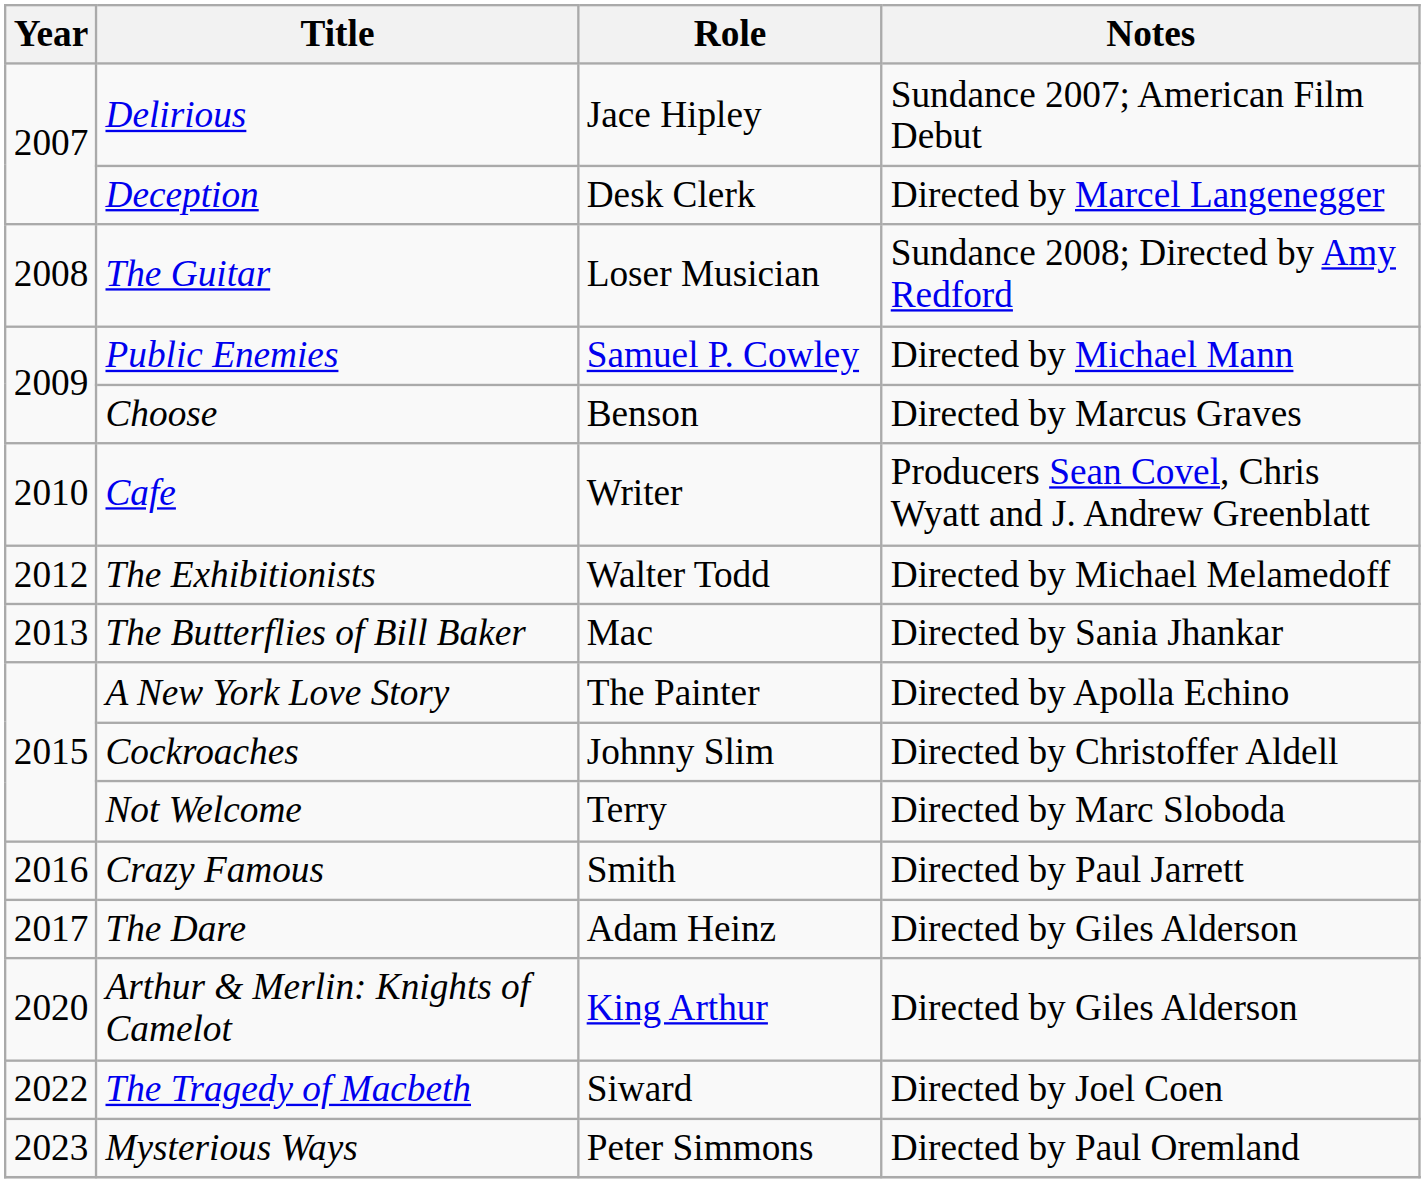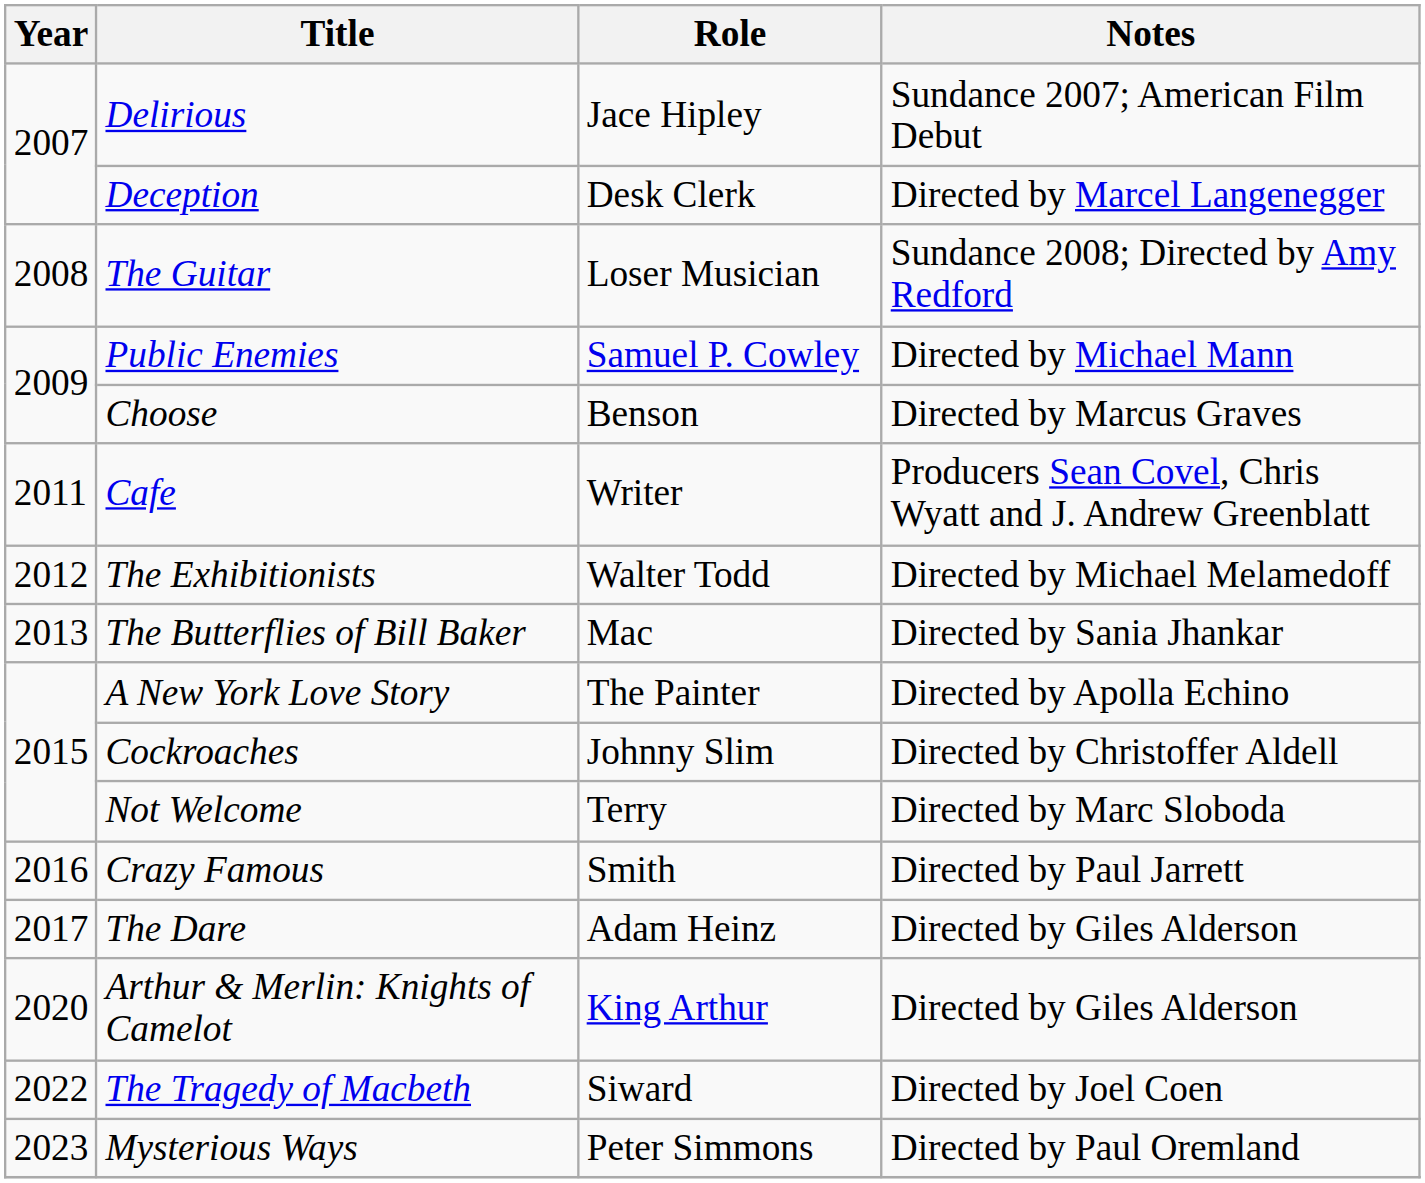(51, 493) 2010 -> (50, 493) 2011
